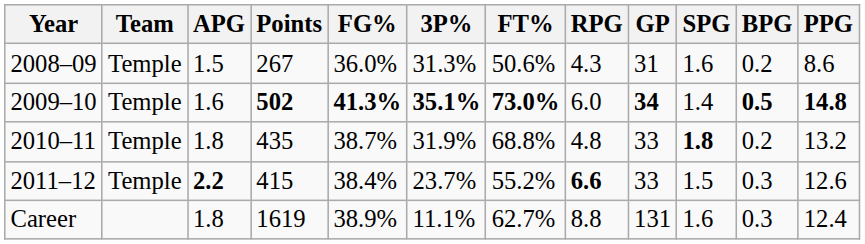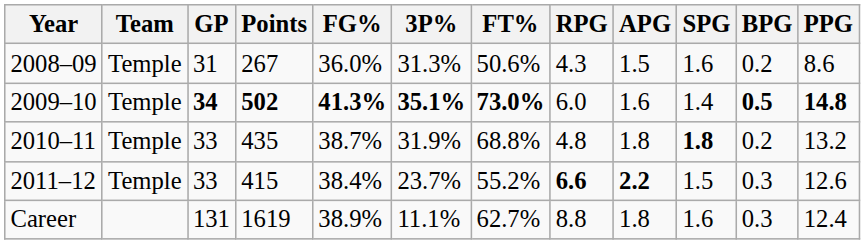columns swapped: (653, 24) <-> (219, 24)
